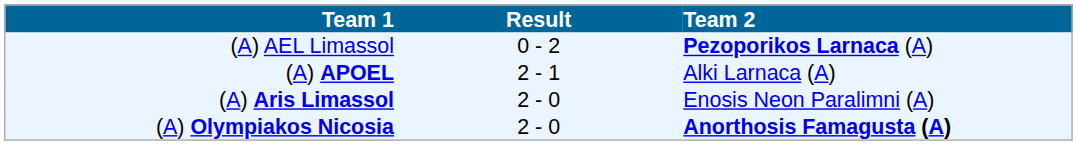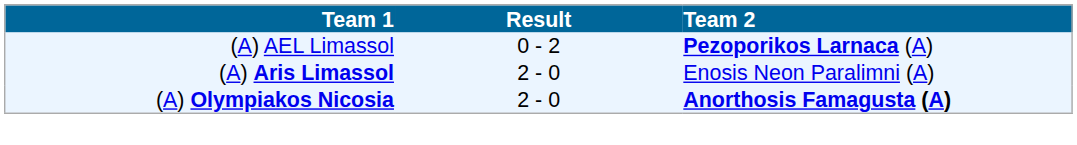- row: (340, 72)
